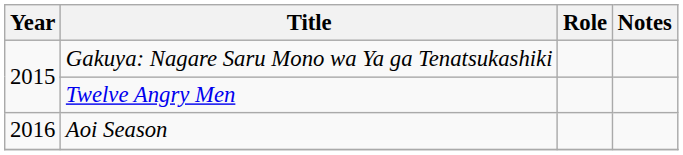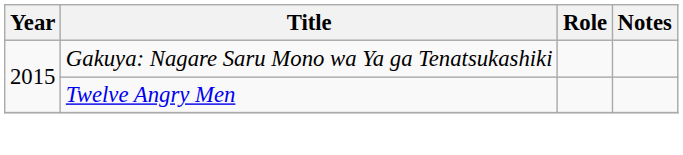- row: (117, 130)
